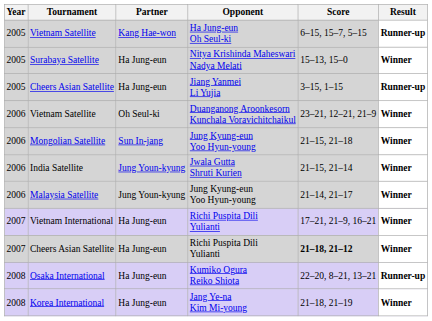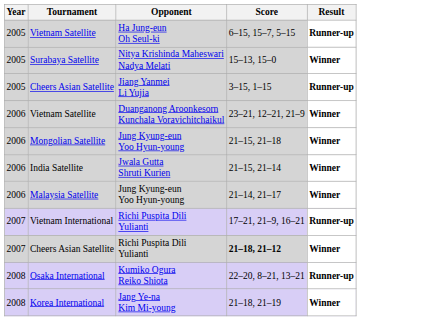- column: (152, 12)
(396, 222) Winner -> (331, 222) Runner-up
